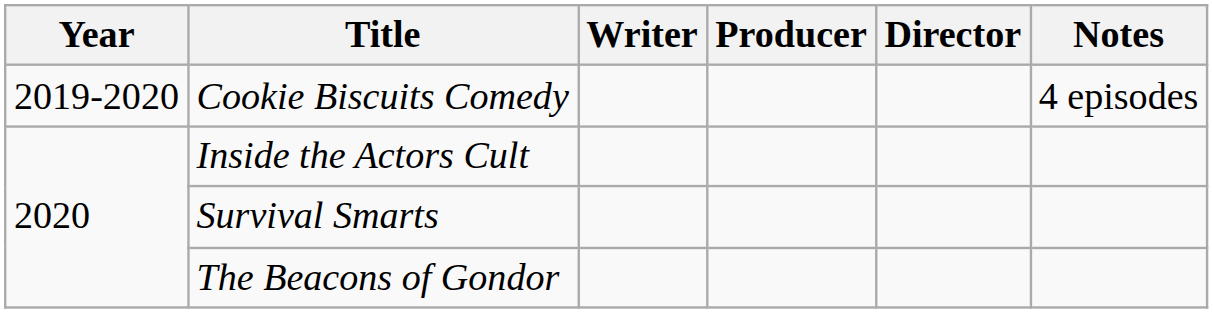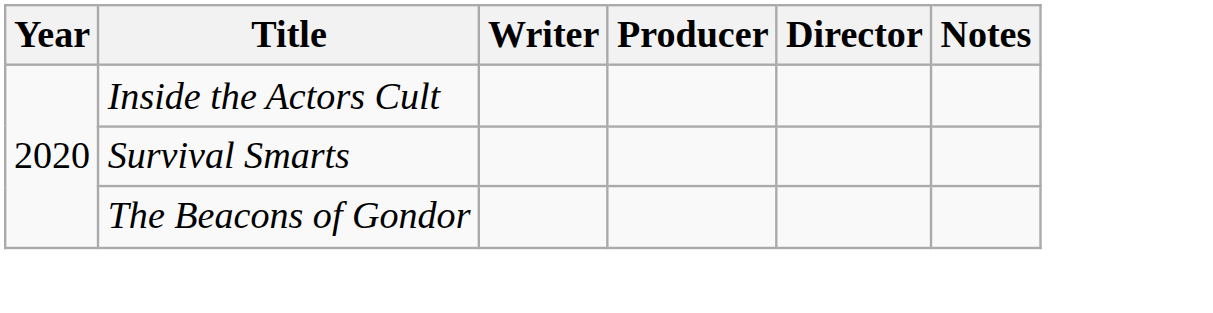- row: (383, 95)
